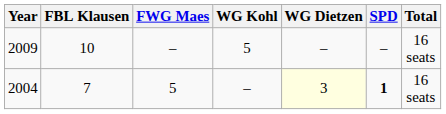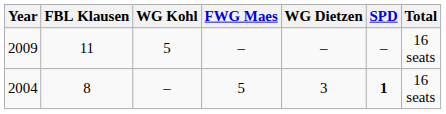columns swapped: (247, 16) <-> (173, 16)
(87, 48) 10 -> (87, 48) 11
(87, 88) 7 -> (87, 88) 8
(324, 88) lightyellow background -> (324, 88) no background
